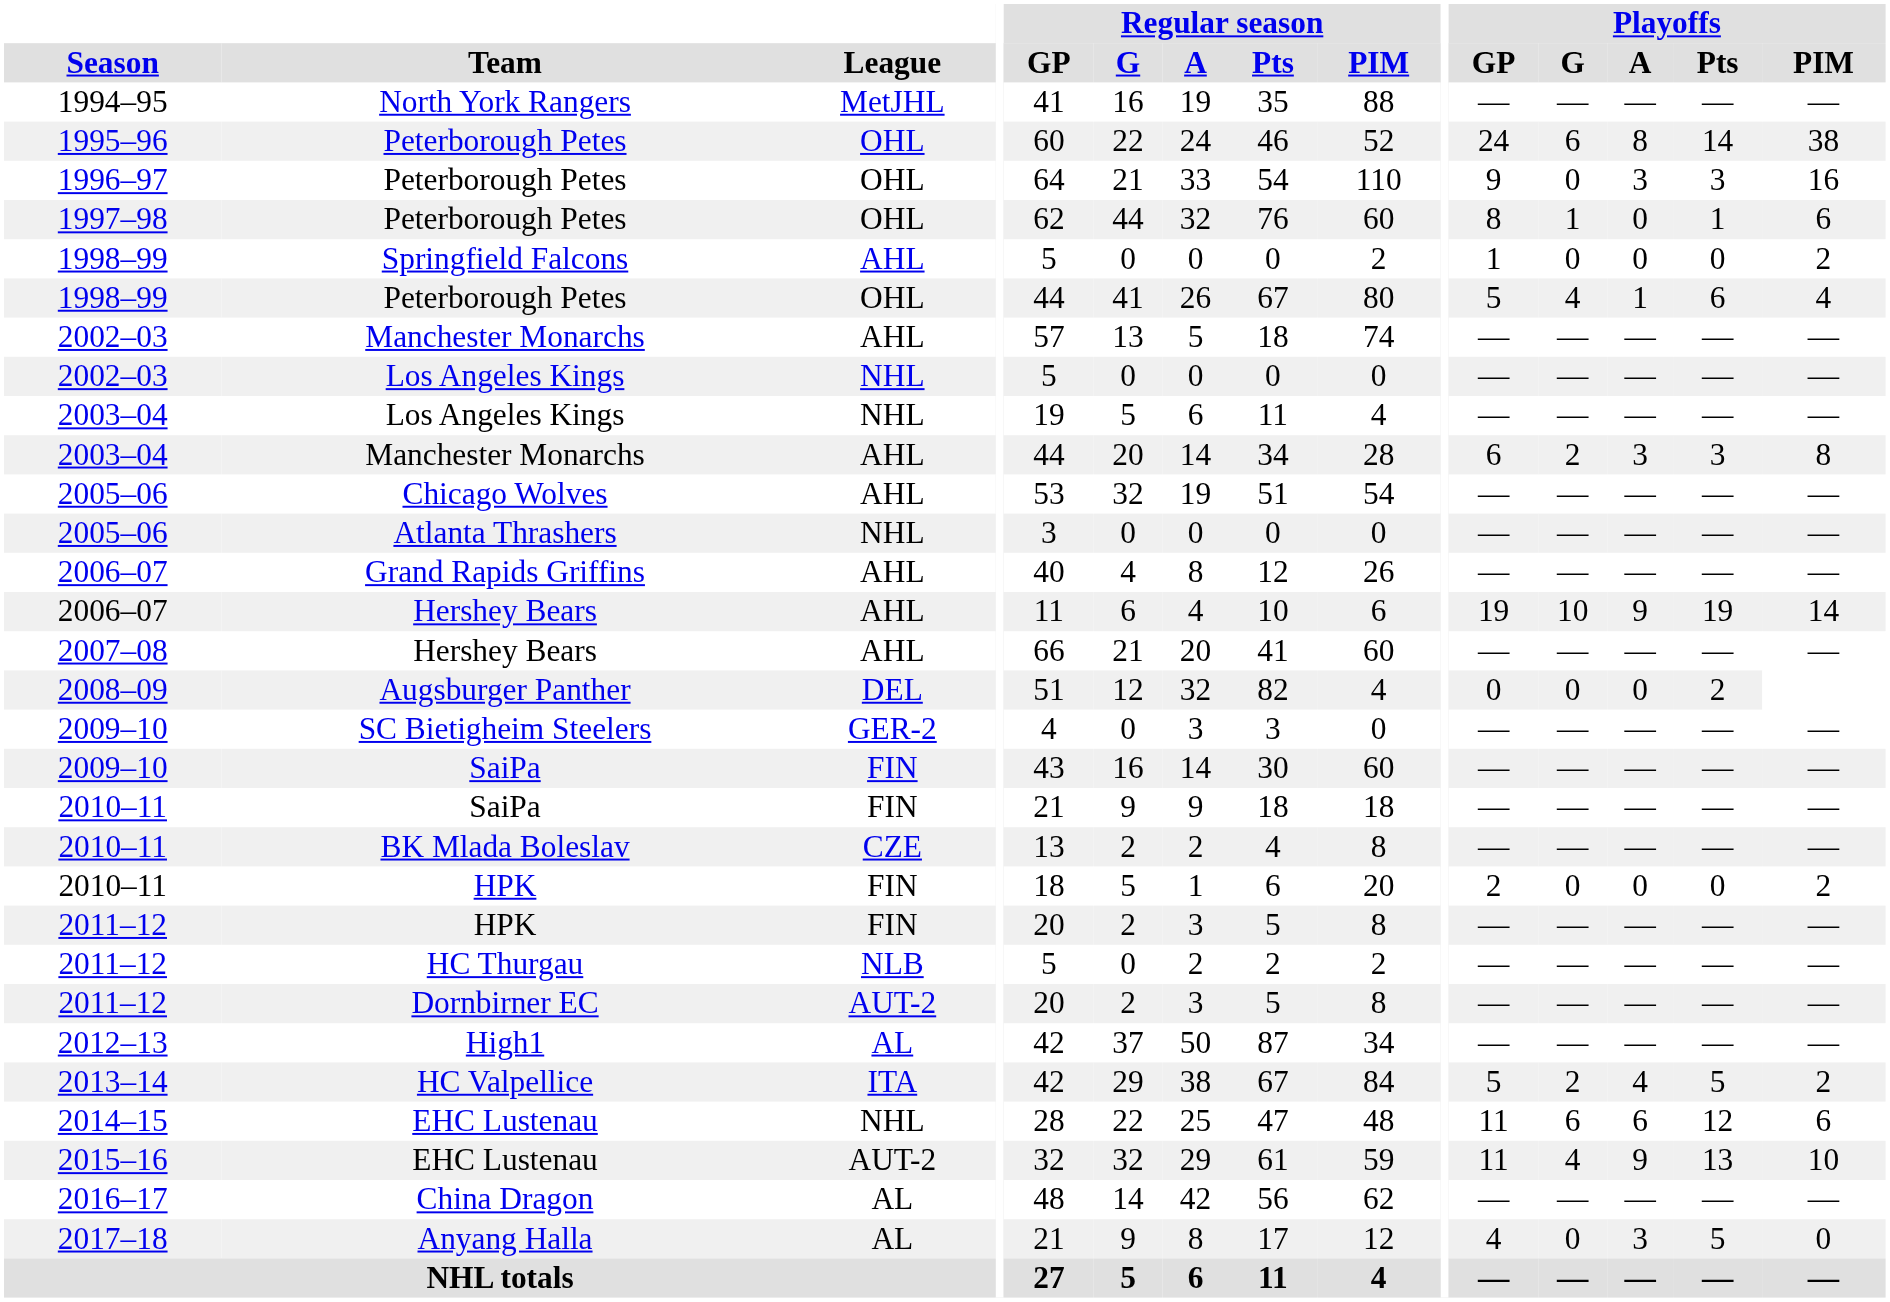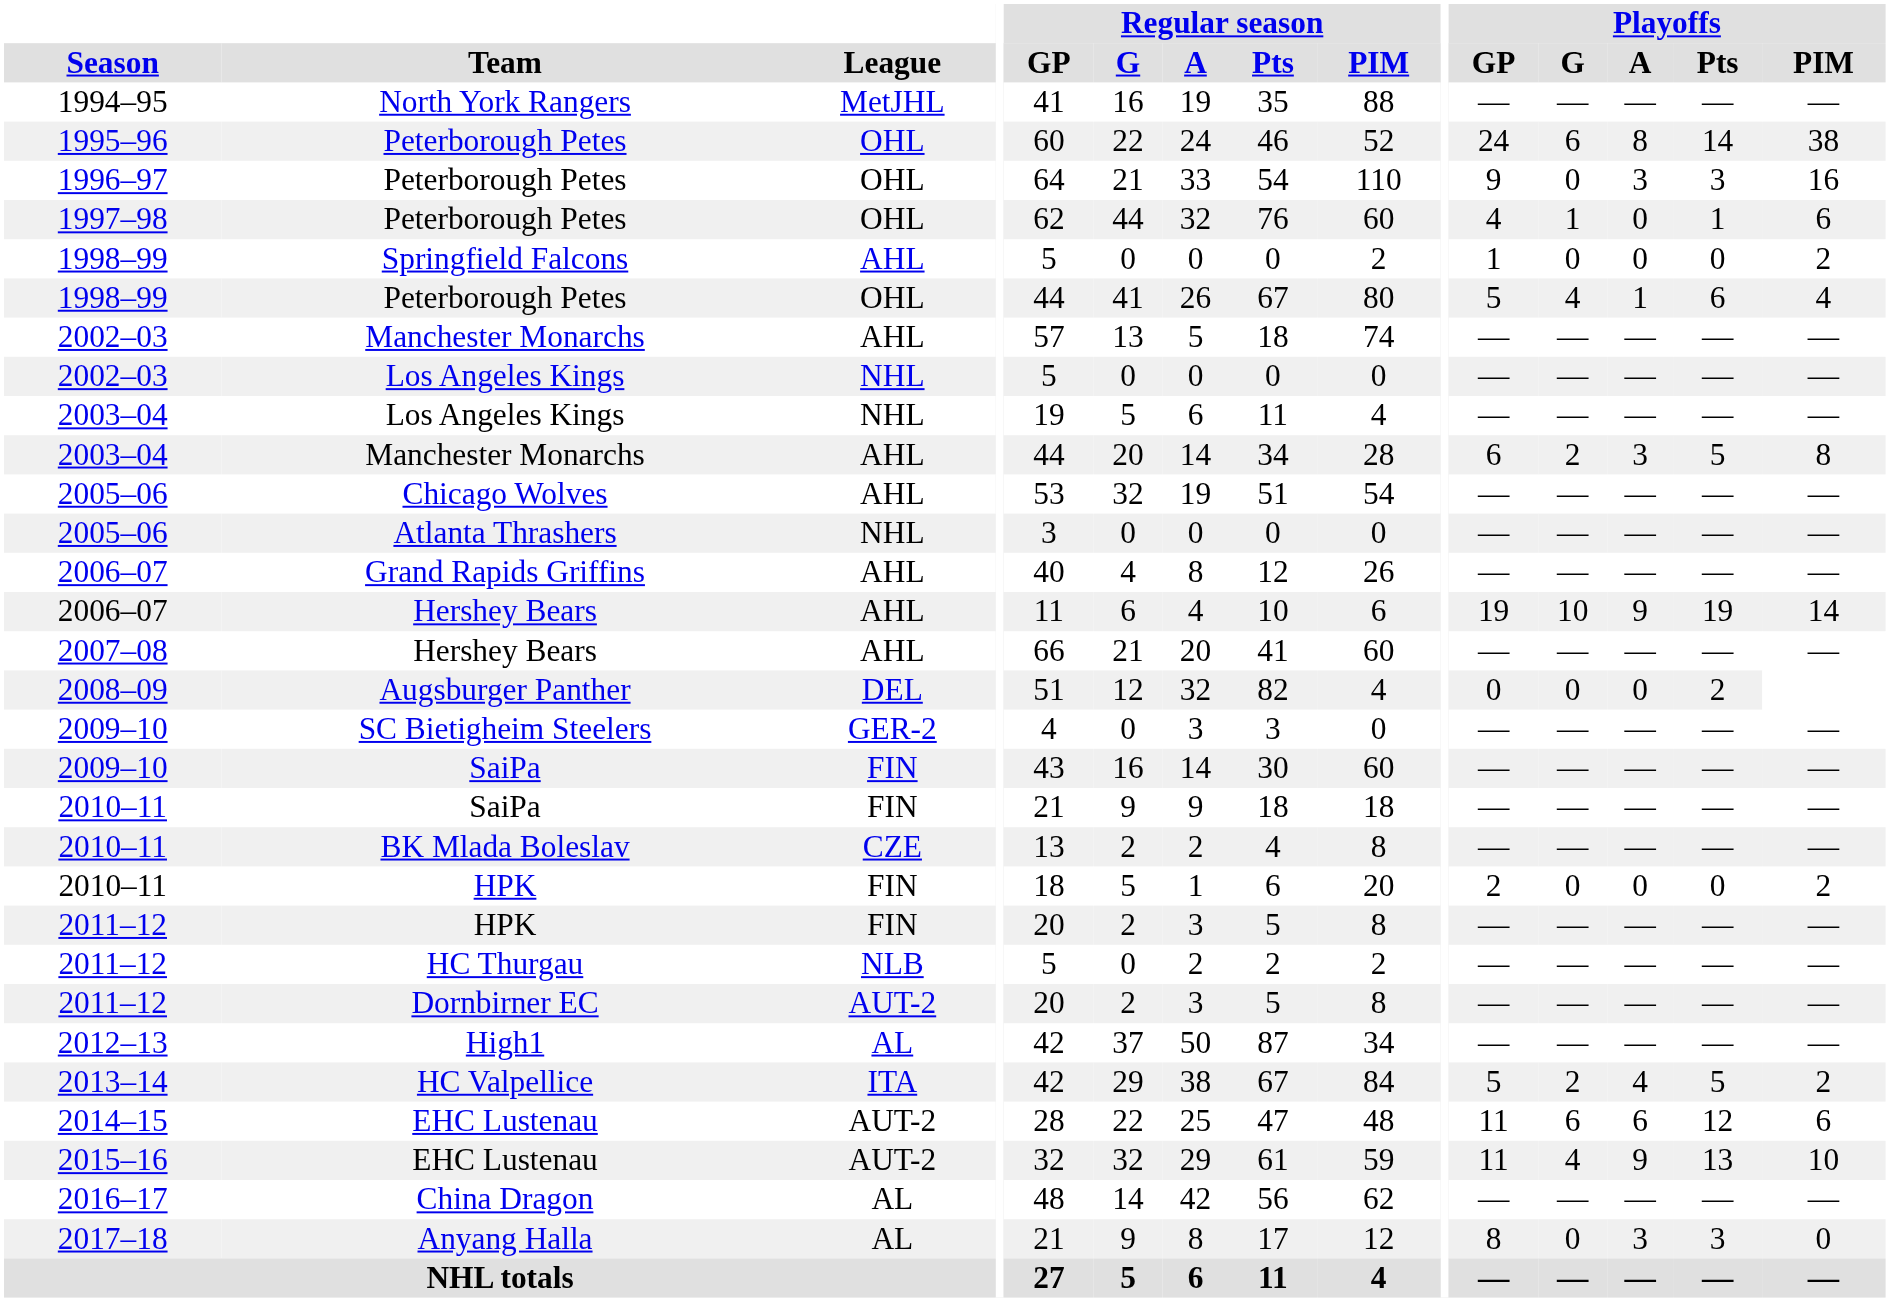(1494, 219) 8 -> (1494, 219) 4
(1718, 454) 3 -> (1718, 454) 5
(892, 1120) NHL -> (892, 1120) AUT-2
(1494, 1238) 4 -> (1494, 1238) 8
(1718, 1238) 5 -> (1718, 1238) 3
